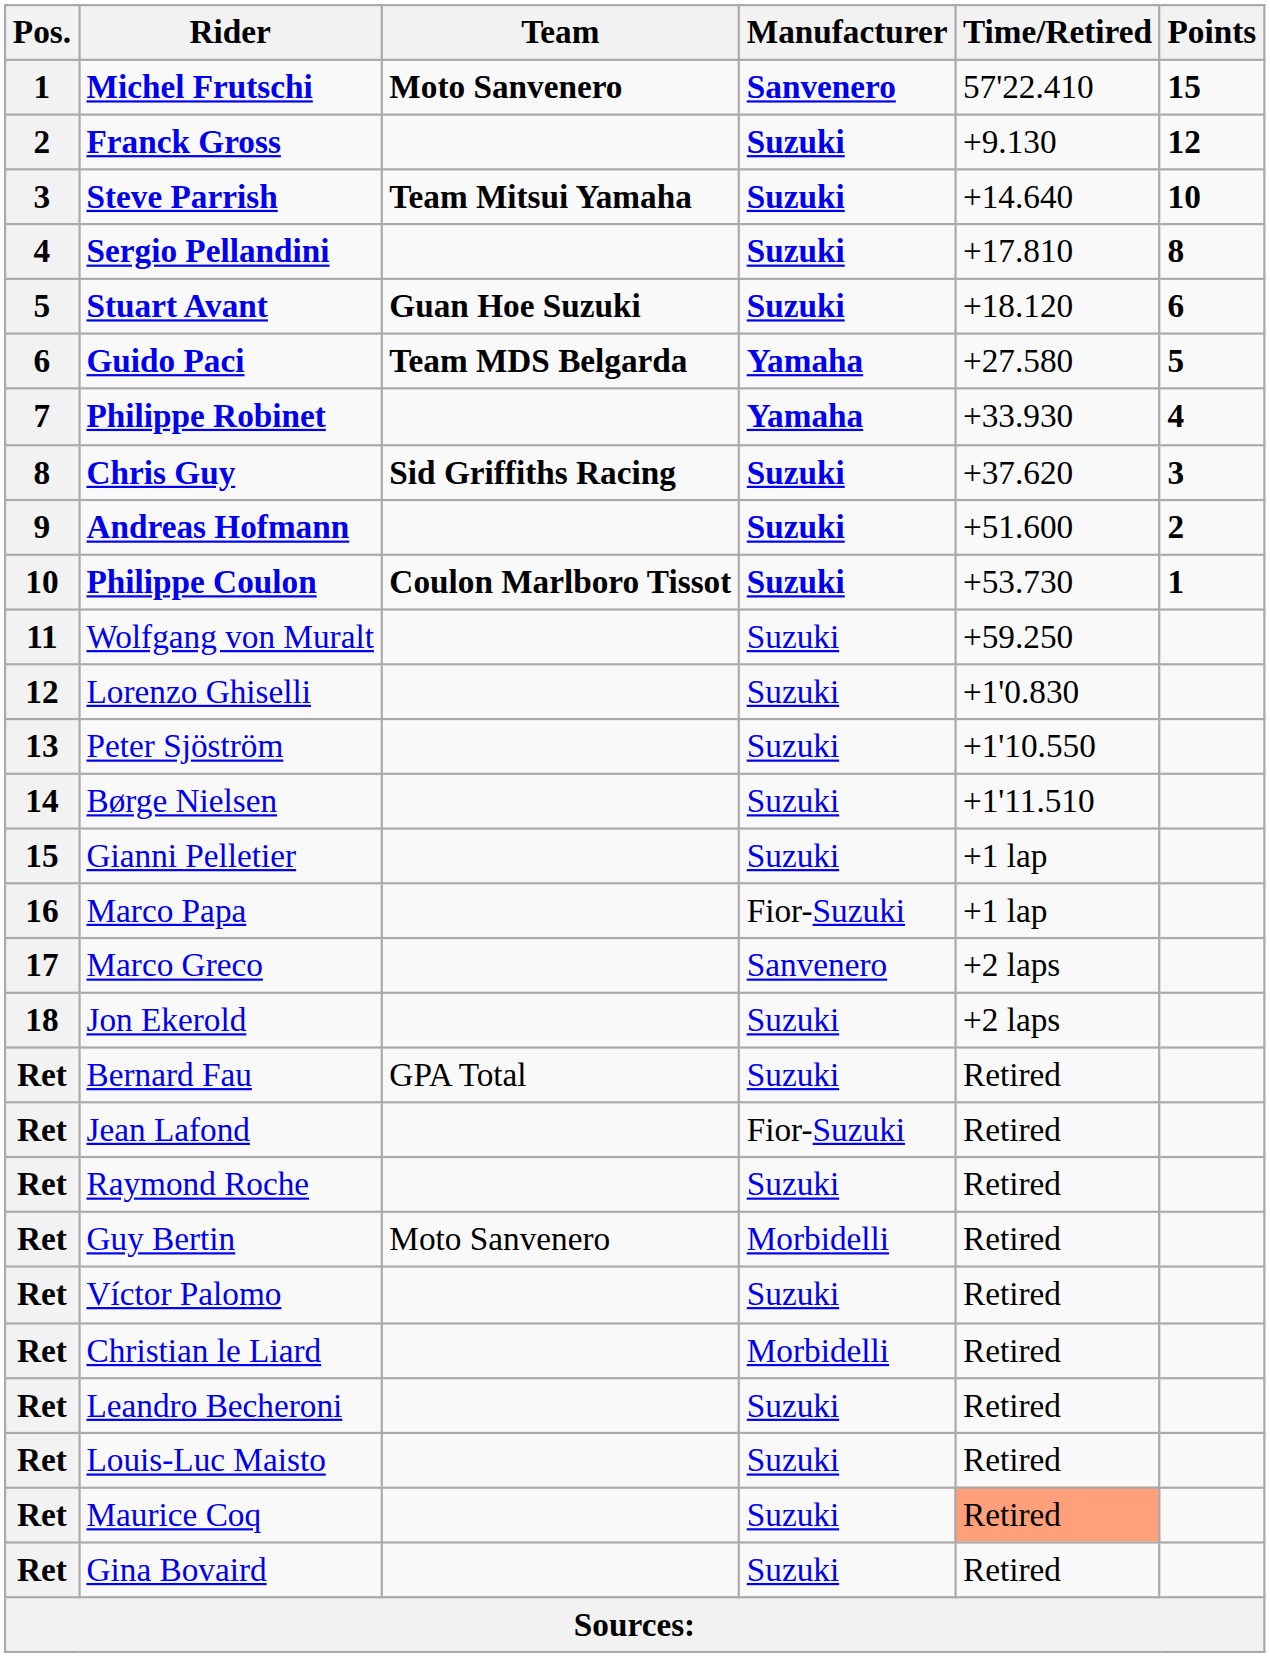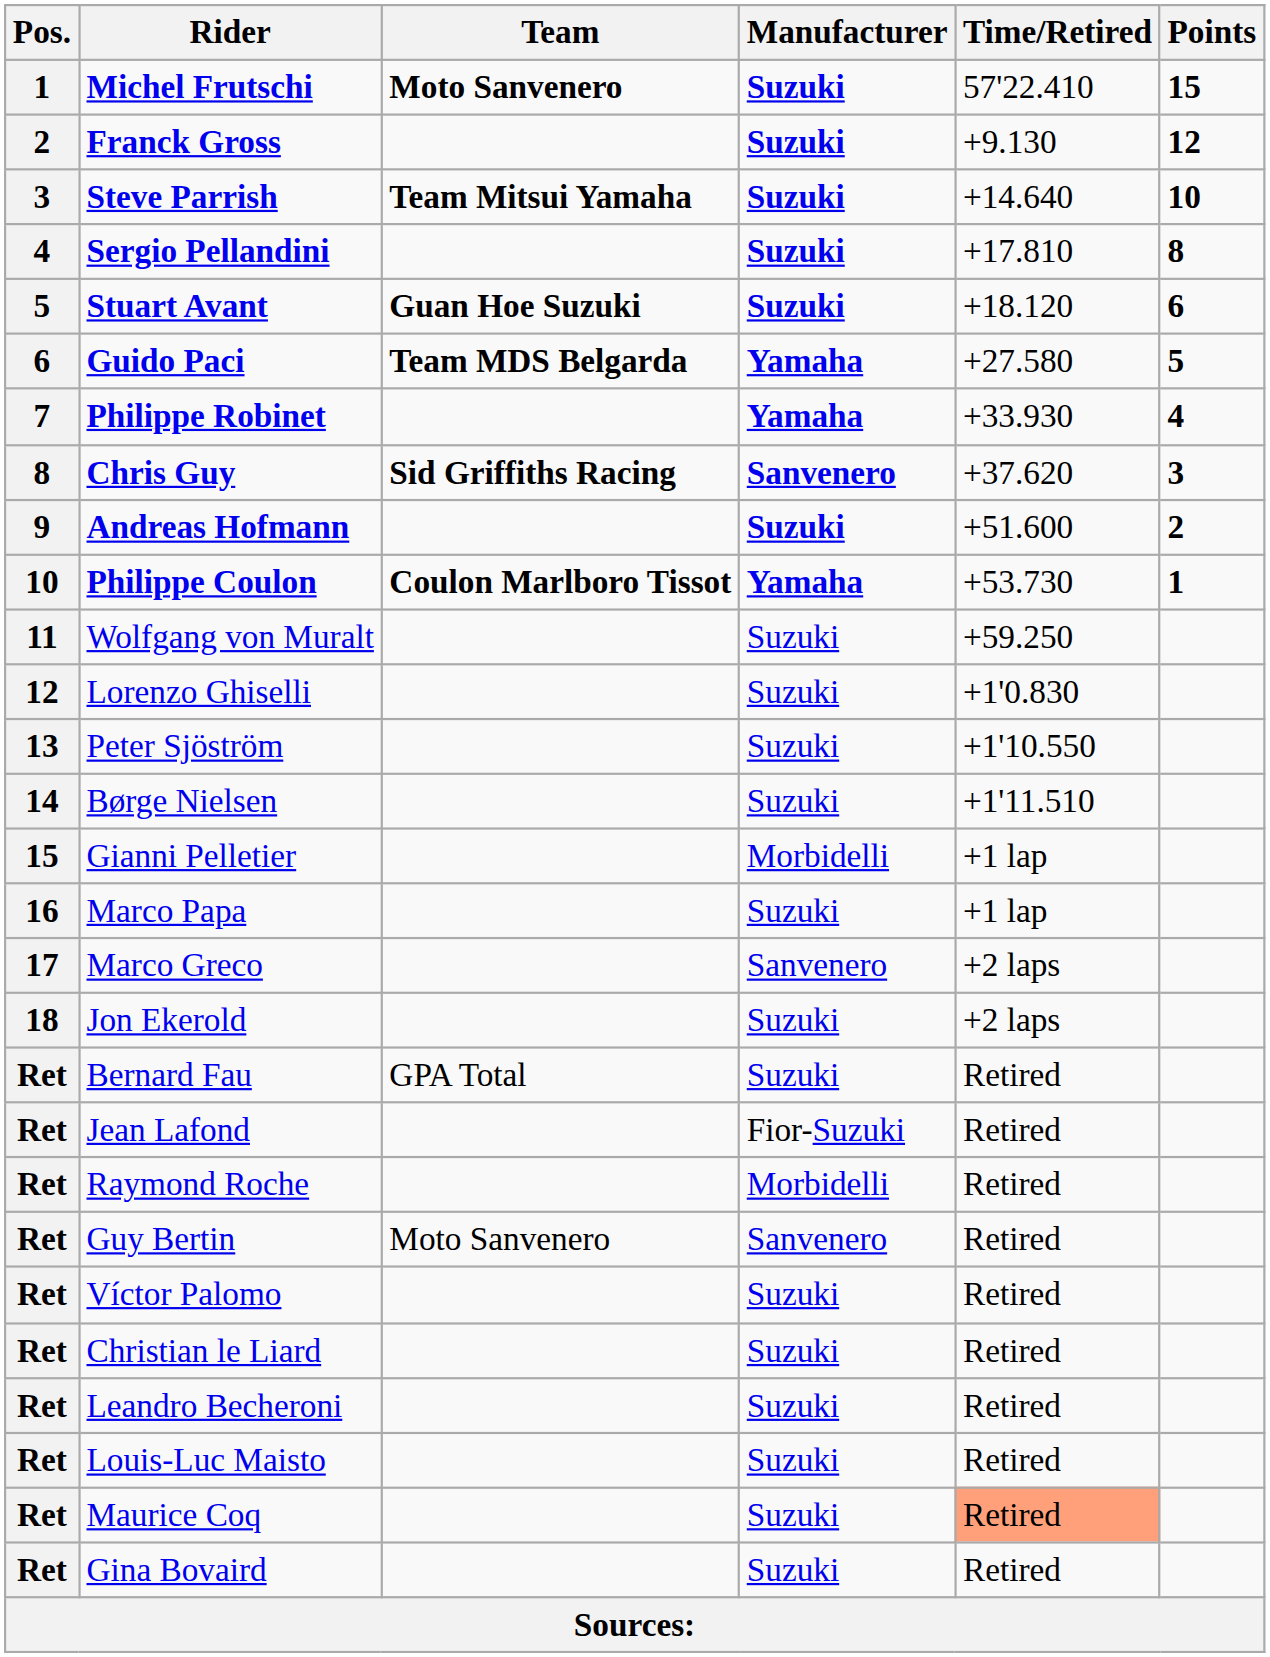(821, 87) Sanvenero -> (796, 87) Suzuki
(796, 471) Suzuki -> (821, 471) Sanvenero
(796, 580) Suzuki -> (805, 580) Yamaha
(793, 855) Suzuki -> (818, 855) Morbidelli
(826, 910) Fior-Suzuki -> (793, 910) Suzuki
(793, 1184) Suzuki -> (818, 1184) Morbidelli
(818, 1239) Morbidelli -> (817, 1239) Sanvenero
(818, 1349) Morbidelli -> (793, 1349) Suzuki
